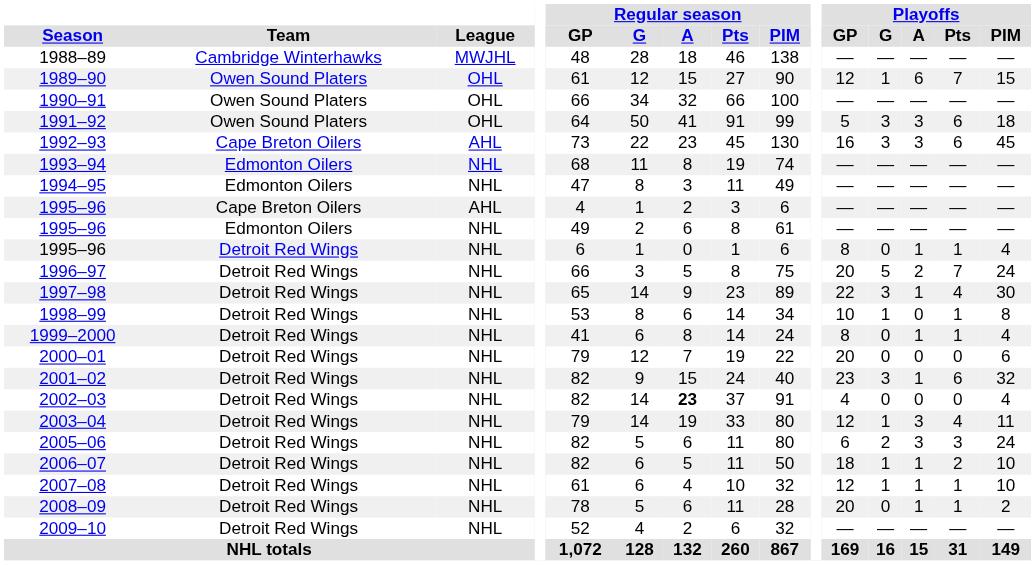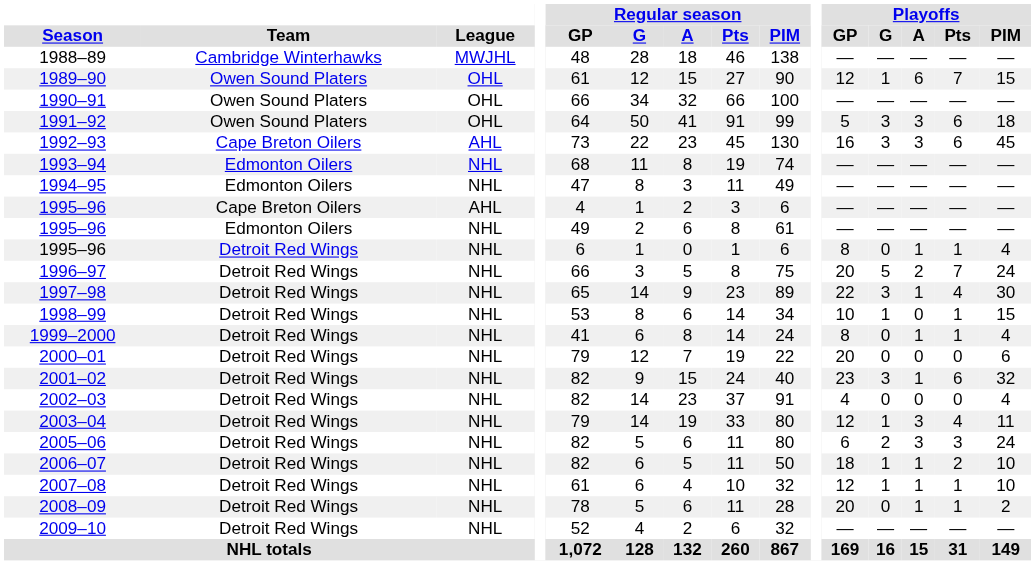(1006, 314) 8 -> (1006, 314) 15
(687, 399) bold -> (687, 399) normal
